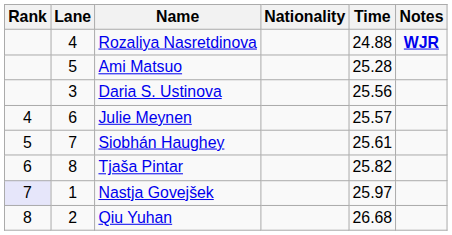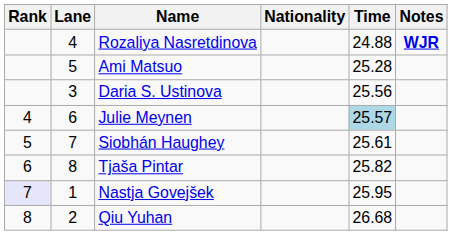(372, 117) no background -> (372, 117) lightblue background
(372, 192) 25.97 -> (372, 192) 25.95
